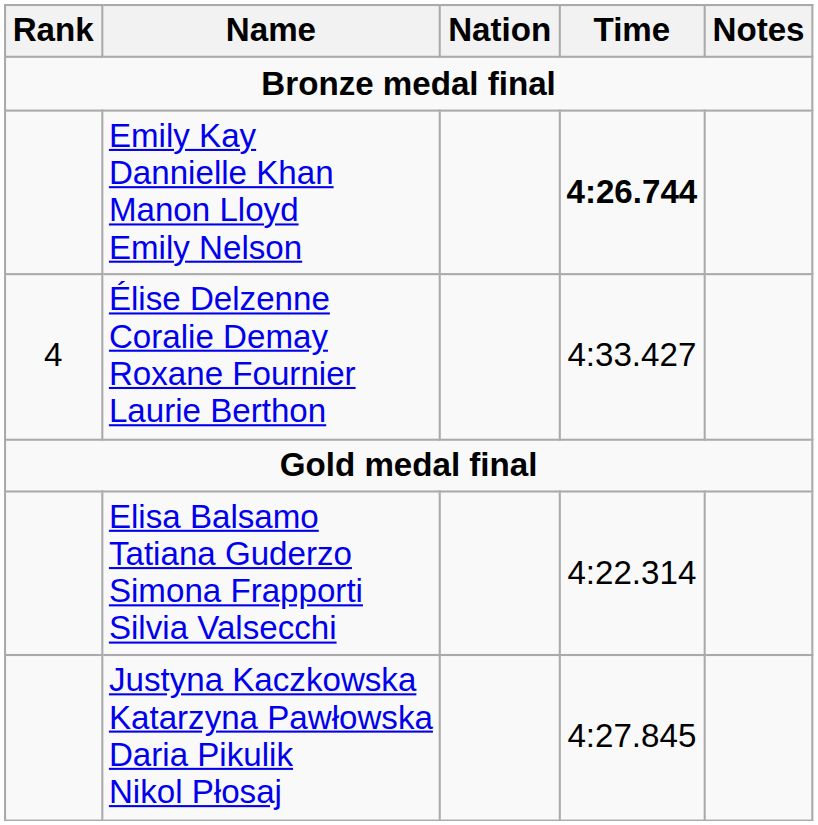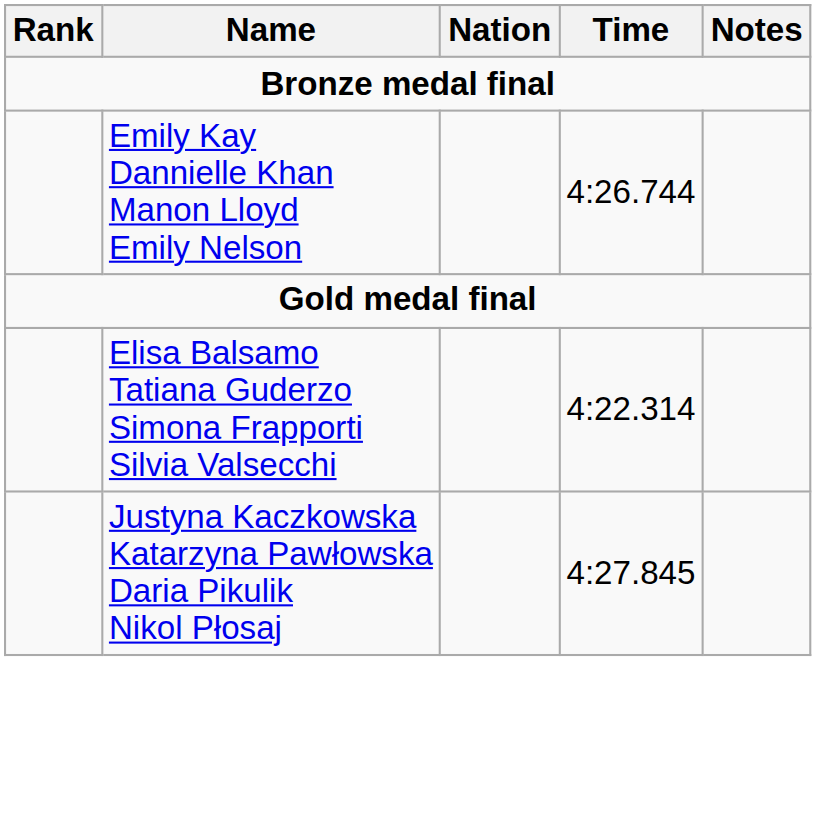(632, 191) bold -> (631, 191) normal
- row: (232, 356)
